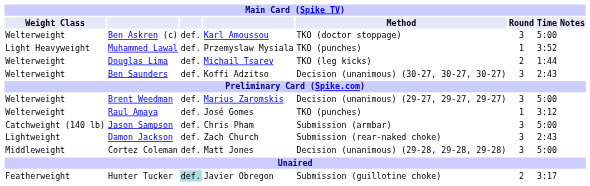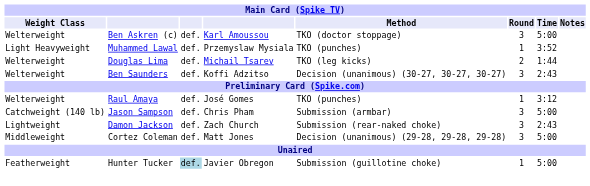- row: (140, 99)
(522, 176) 2 -> (522, 163) 1
(547, 176) 3:17 -> (547, 163) 5:00
